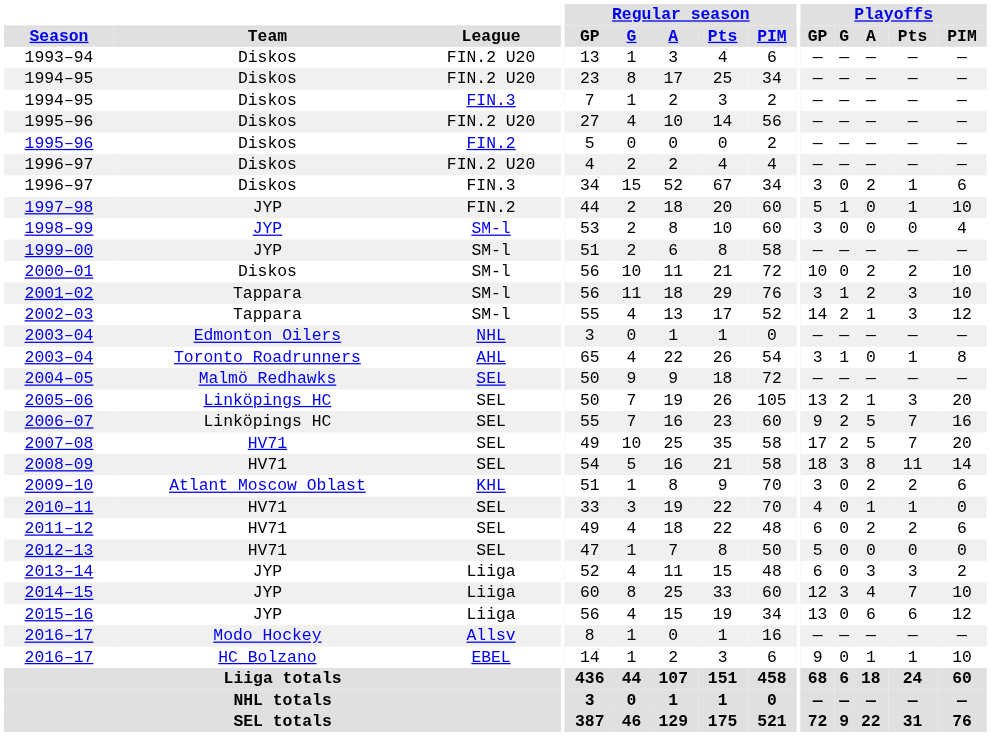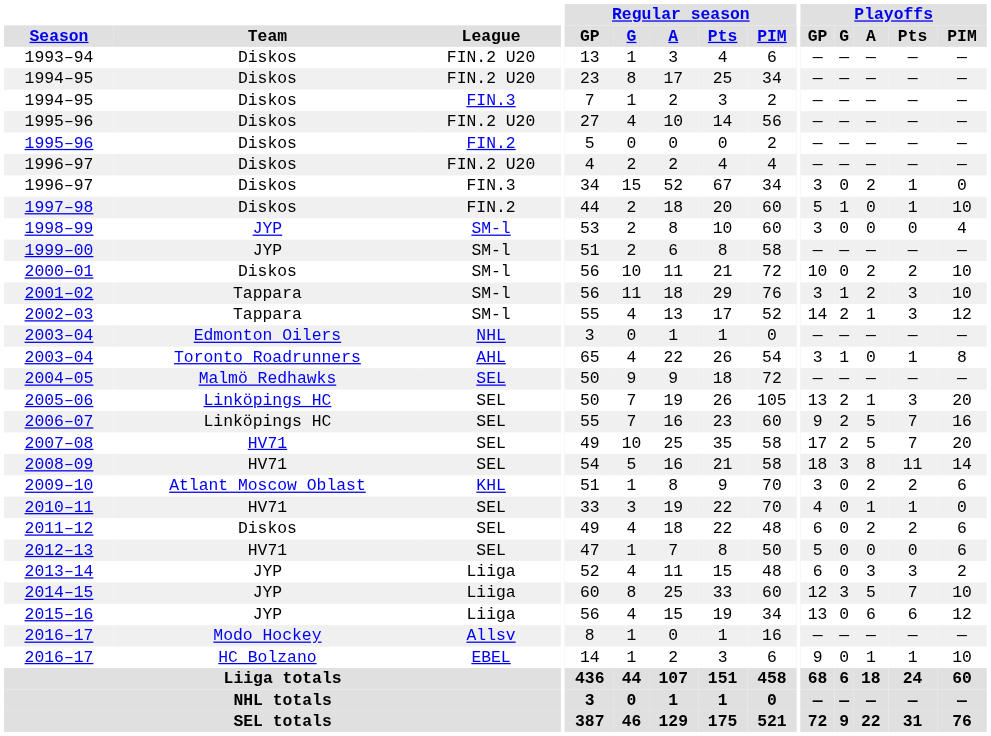(962, 186) 6 -> (962, 186) 0
(267, 207) JYP -> (267, 207) Diskos
(267, 529) HV71 -> (267, 529) Diskos
(962, 550) 0 -> (962, 550) 6
(871, 593) 4 -> (871, 593) 5
